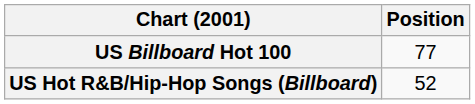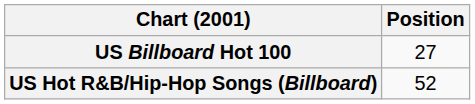(426, 51) 77 -> (426, 51) 27
